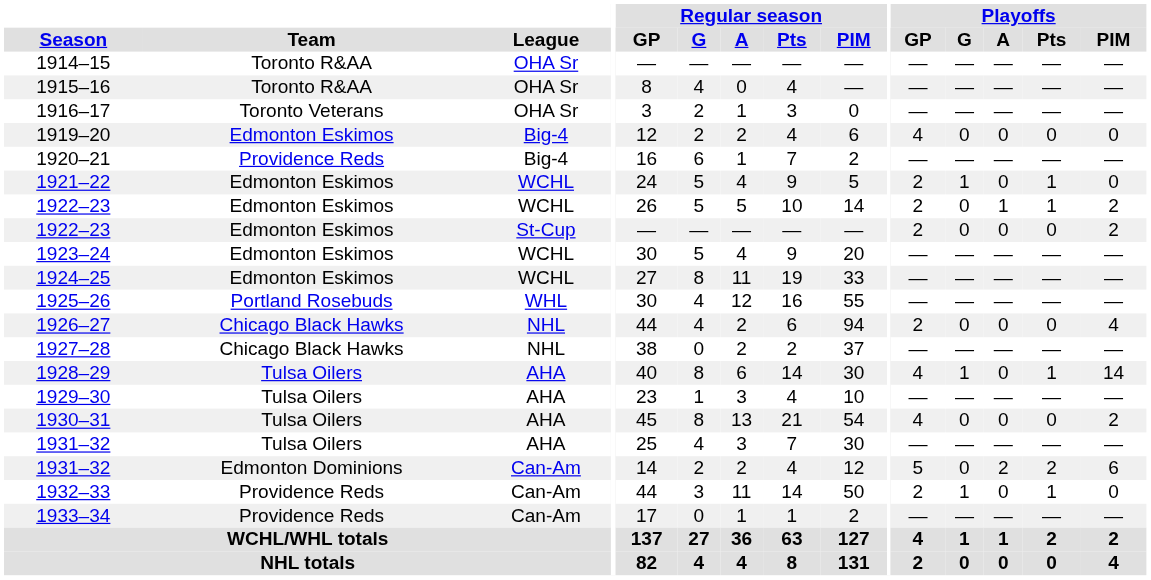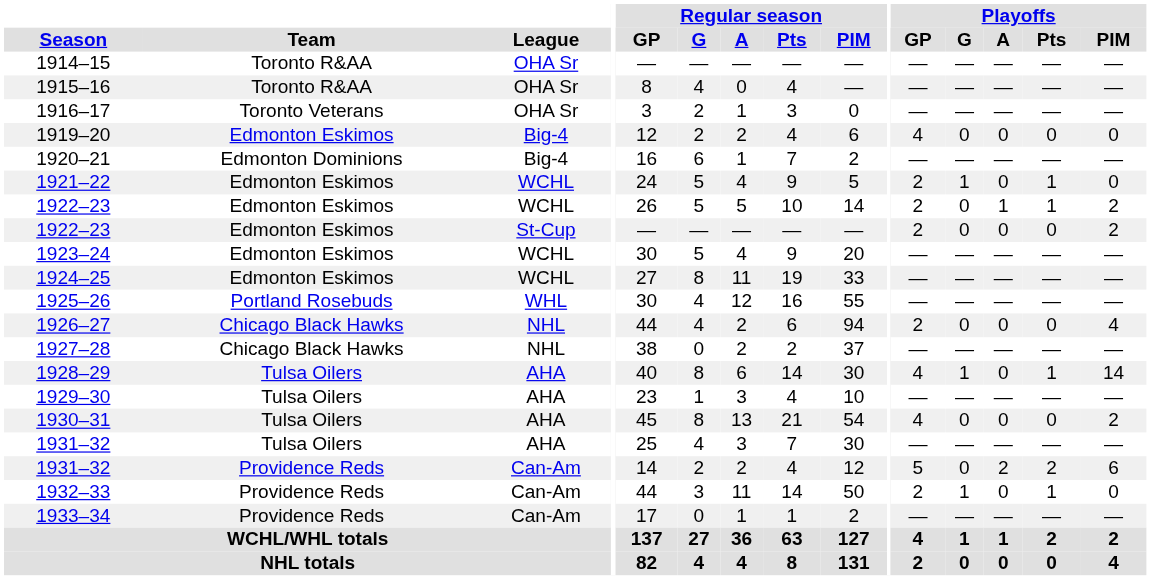(312, 158) Providence Reds -> (312, 158) Edmonton Dominions
(312, 468) Edmonton Dominions -> (312, 468) Providence Reds
